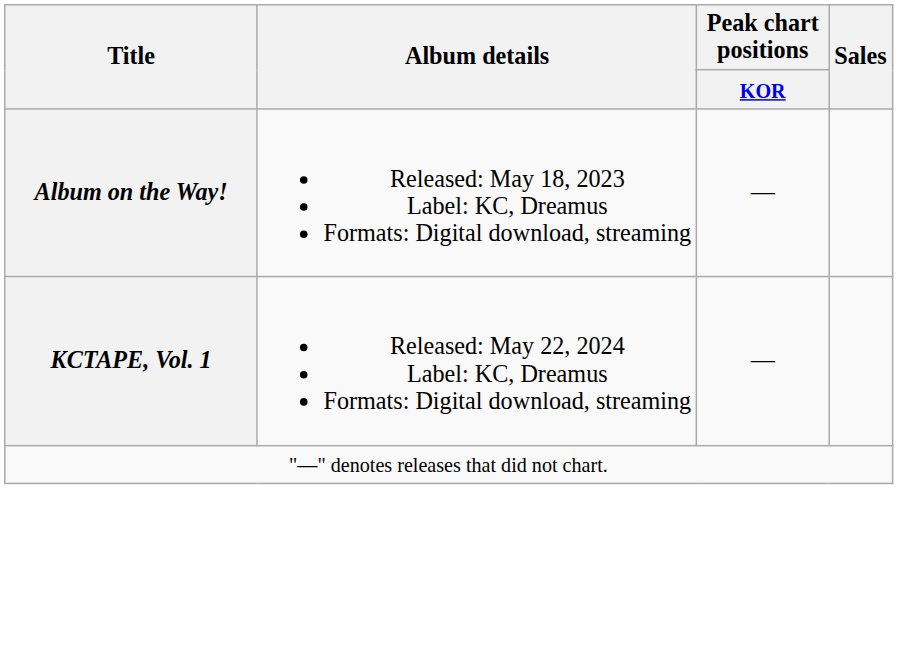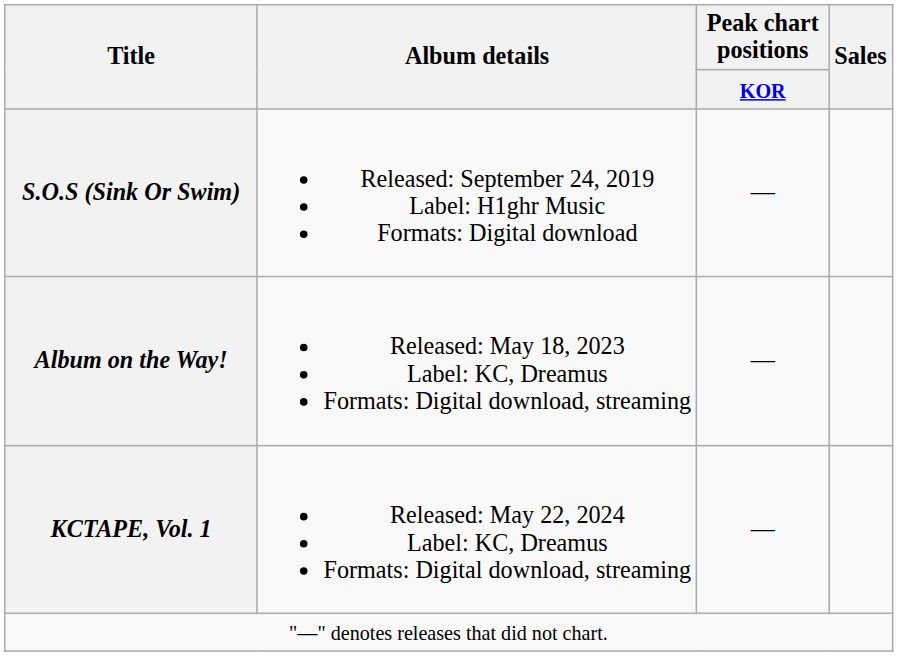+ row: (131, 192)
